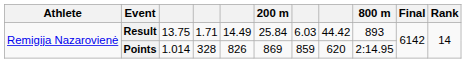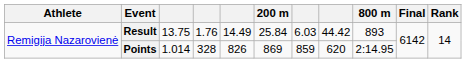(207, 32) 1.71 -> (207, 32) 1.76
